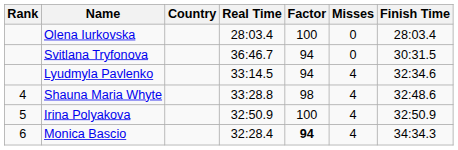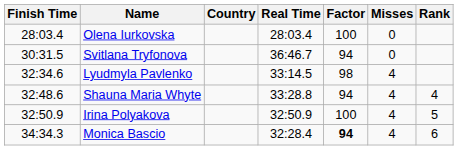columns swapped: (23, 14) <-> (415, 14)
(307, 74) 94 -> (346, 74) 98
(307, 94) 98 -> (346, 94) 94
